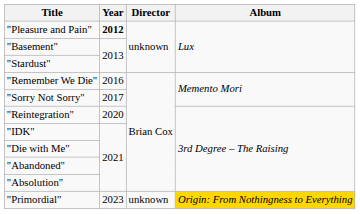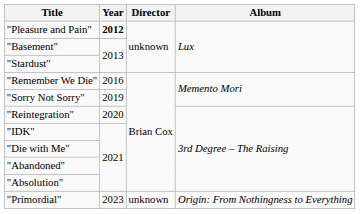(113, 98) 2017 -> (113, 98) 2019
(265, 200) gold background -> (265, 200) no background
